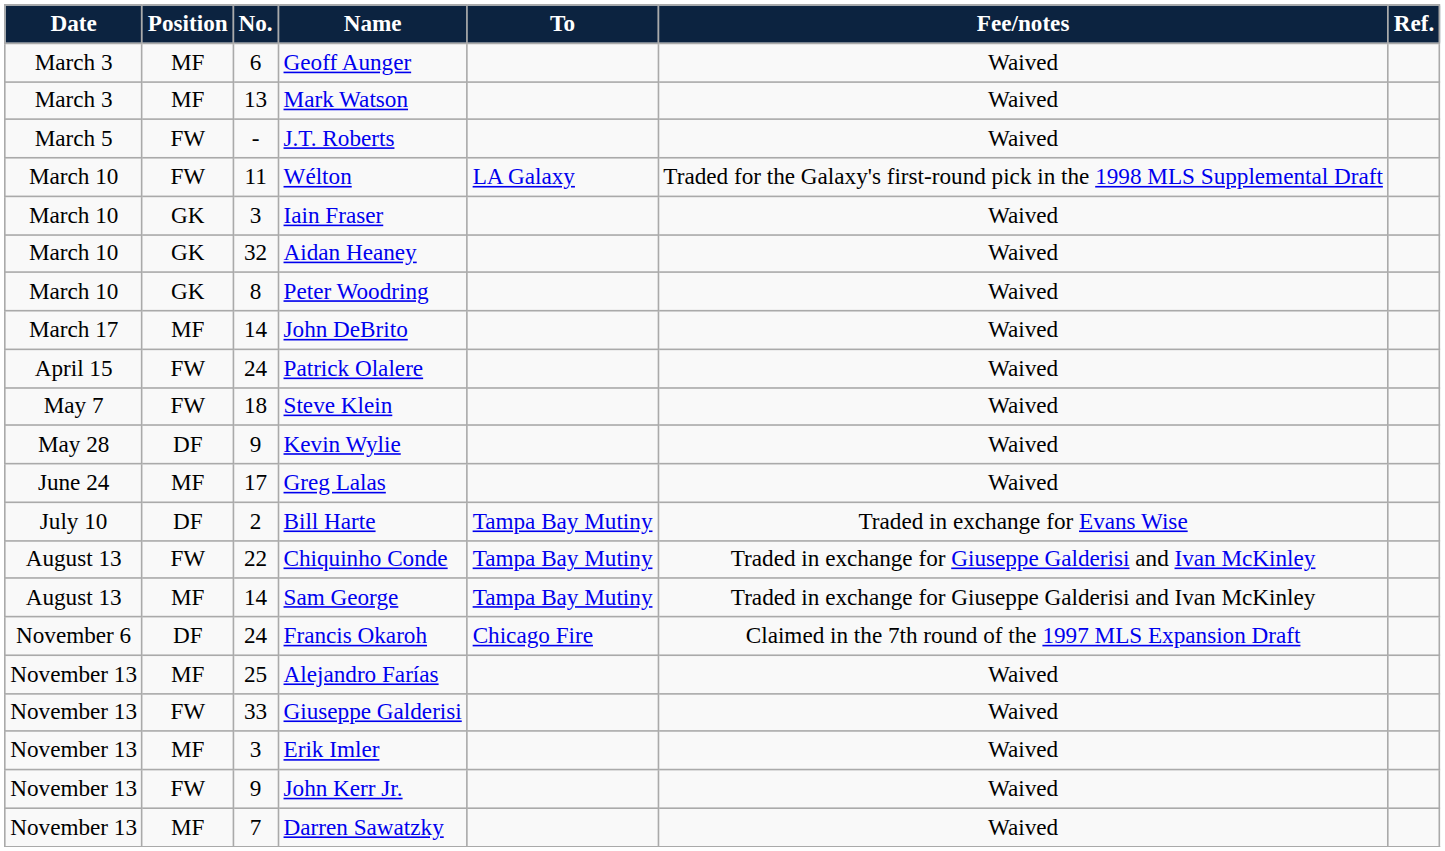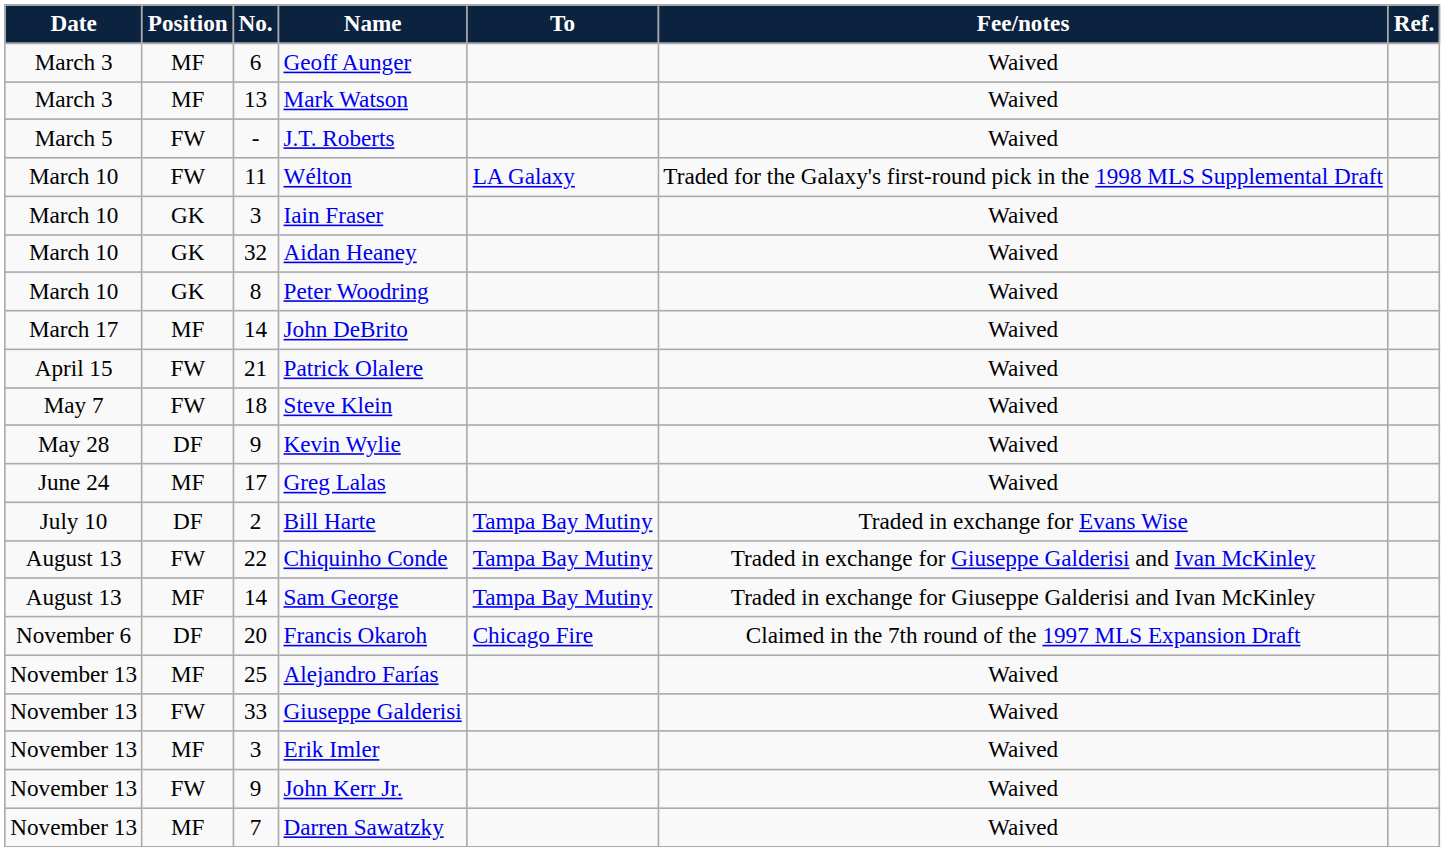(256, 368) 24 -> (256, 368) 21
(256, 635) 24 -> (256, 635) 20
